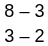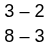rows swapped: (24, 35) <-> (24, 11)
